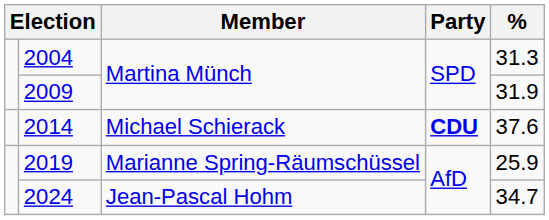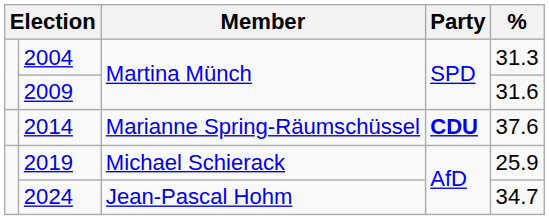(517, 92) 31.9 -> (517, 92) 31.6
(195, 127) Michael Schierack -> (263, 127) Marianne Spring-Räumschüssel
(263, 162) Marianne Spring-Räumschüssel -> (195, 162) Michael Schierack
